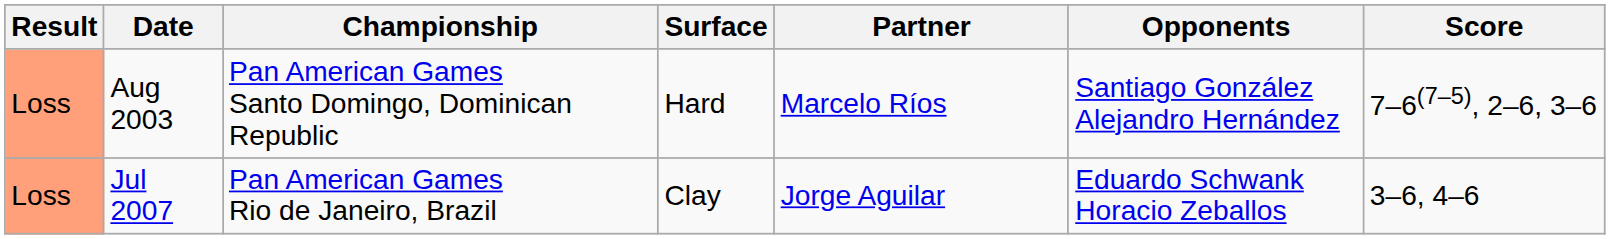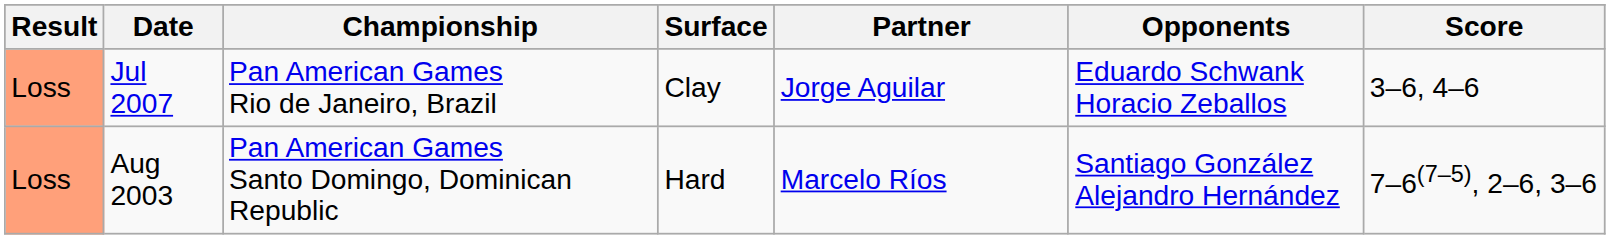rows swapped: (142, 103) <-> (142, 195)
